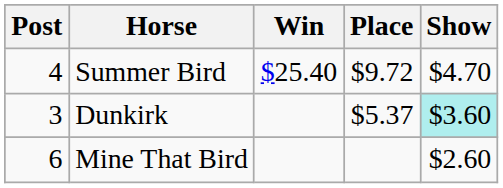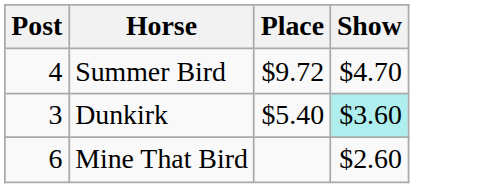- column: (299, 26)
(382, 114) $5.37 -> (293, 114) $5.40
